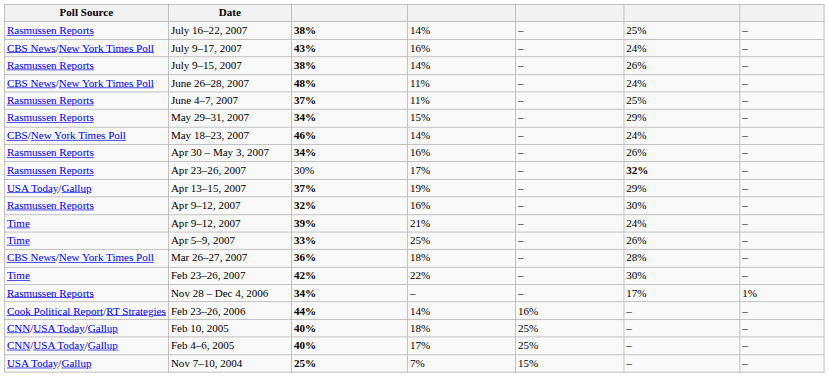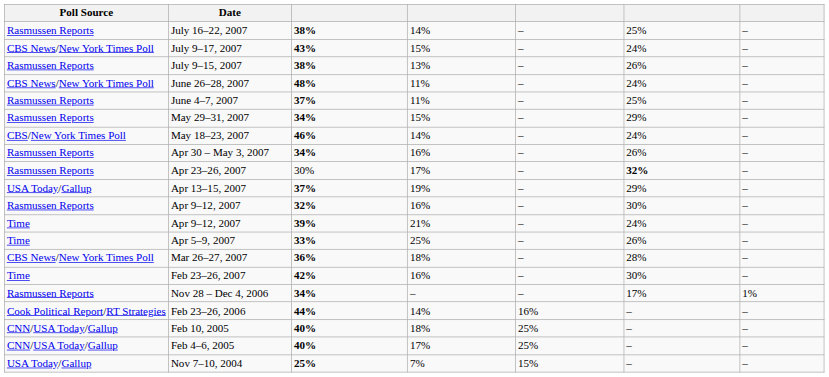(420, 48) 16% -> (420, 48) 15%
(420, 65) 14% -> (420, 65) 13%
(420, 275) 22% -> (420, 275) 16%
